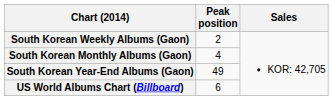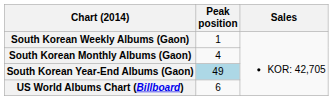(218, 39) 2 -> (218, 39) 1
(218, 71) no background -> (218, 71) lightblue background
